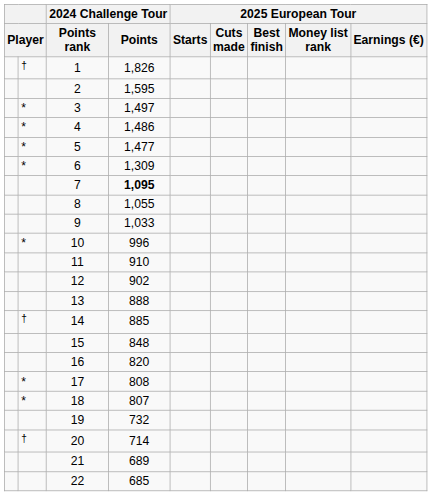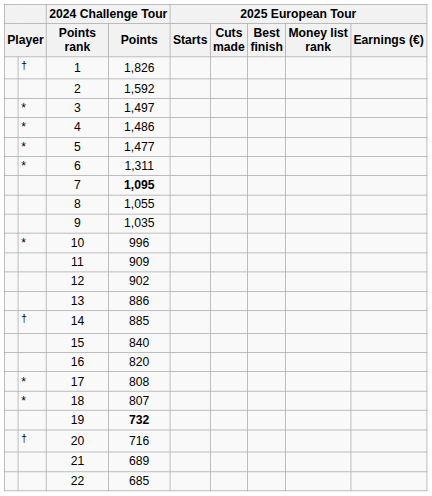(139, 88) 1,595 -> (139, 88) 1,592
(139, 166) 1,309 -> (139, 166) 1,311
(139, 223) 1,033 -> (139, 223) 1,035
(139, 262) 910 -> (139, 262) 909
(139, 301) 888 -> (139, 301) 886
(139, 342) 848 -> (139, 342) 840
(139, 420) normal -> (139, 420) bold
(139, 441) 714 -> (139, 441) 716
